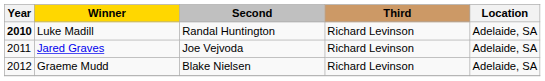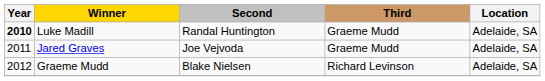(371, 31) Richard Levinson -> (363, 31) Graeme Mudd
(371, 48) Richard Levinson -> (363, 48) Graeme Mudd
